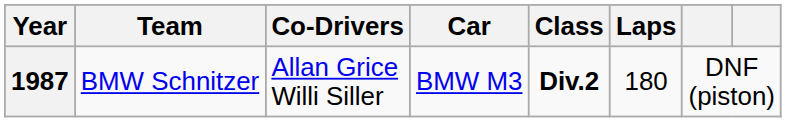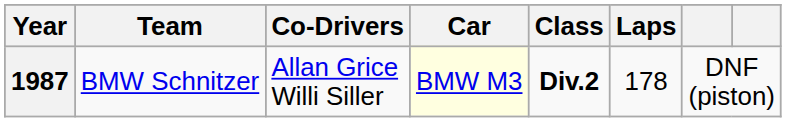(469, 81) no background -> (469, 81) lightyellow background
(646, 81) 180 -> (646, 81) 178
